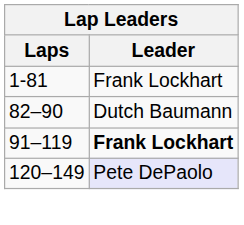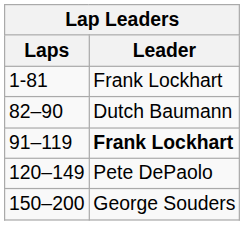(153, 173) lavender background -> (153, 173) no background
+ row: (47, 204)
